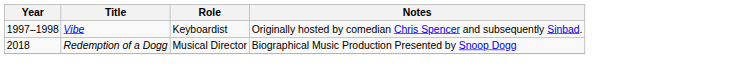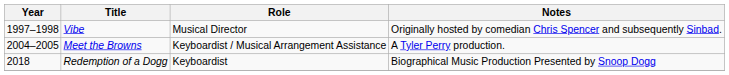(200, 29) Keyboardist -> (210, 29) Musical Director
+ row: (103, 45)
(210, 45) Musical Director -> (200, 62) Keyboardist
